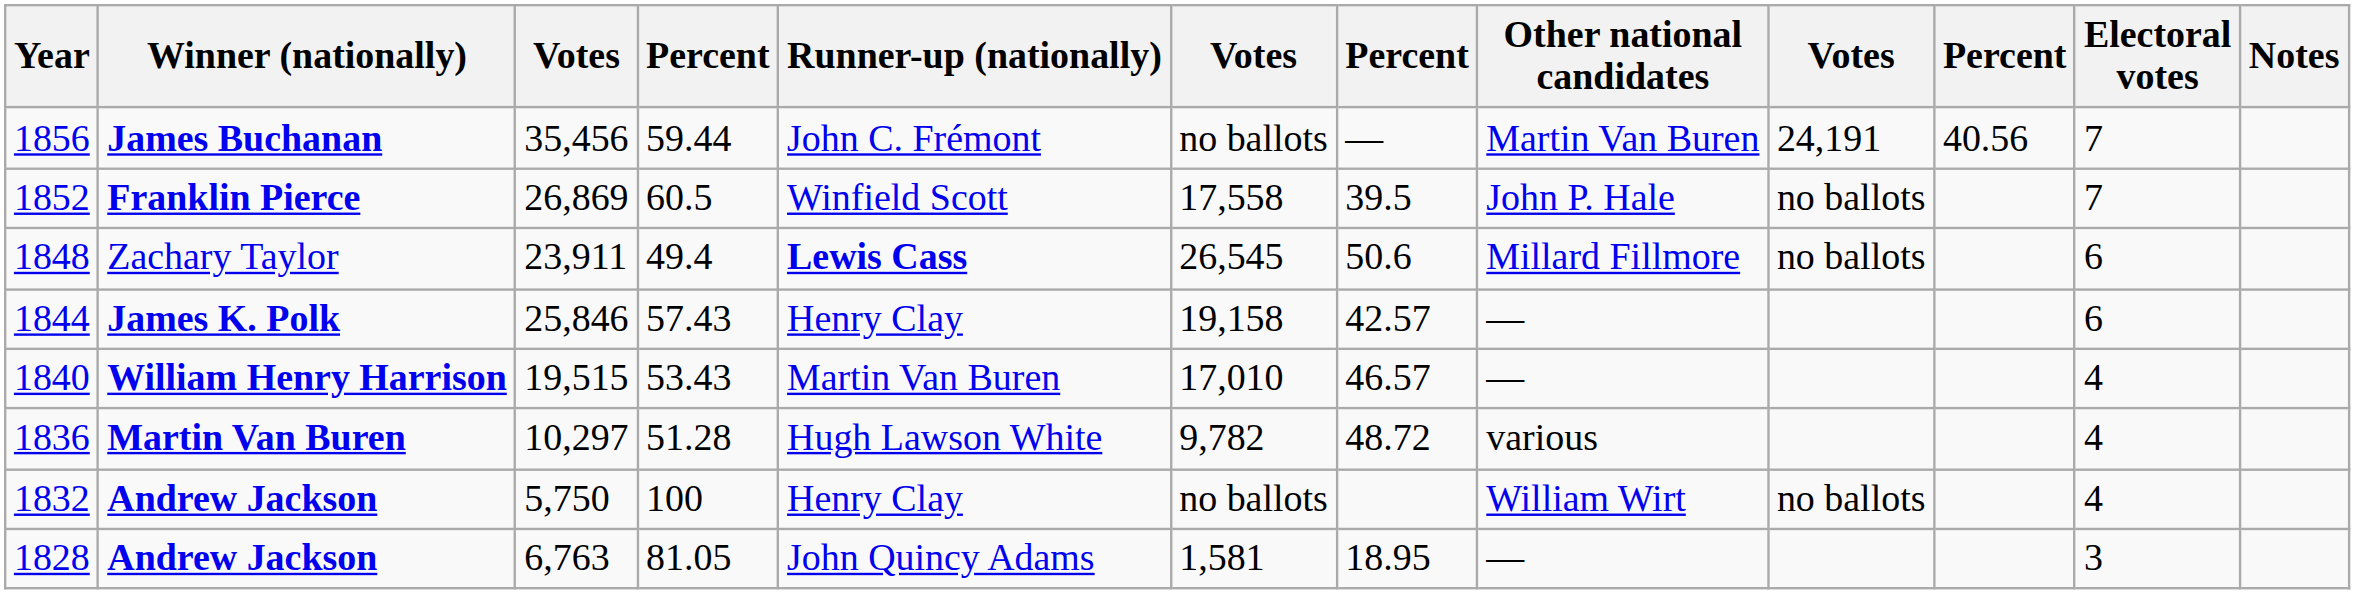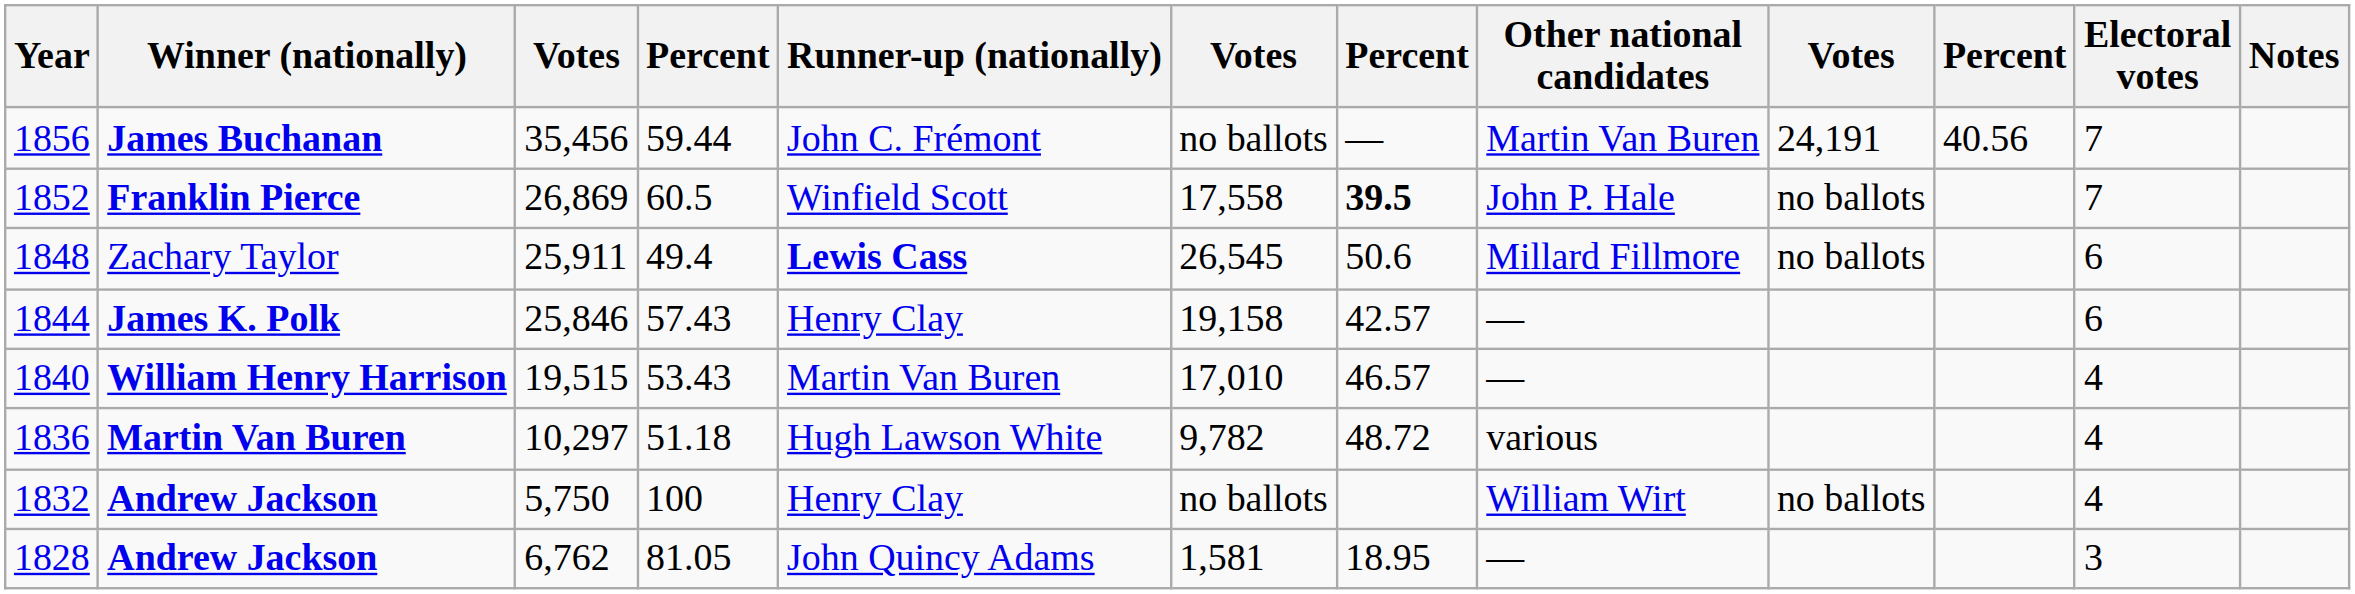(1378, 197) normal -> (1378, 197) bold
(576, 257) 23,911 -> (576, 257) 25,911
(689, 438) 51.28 -> (689, 438) 51.18
(567, 558) 6,763 -> (567, 558) 6,762
